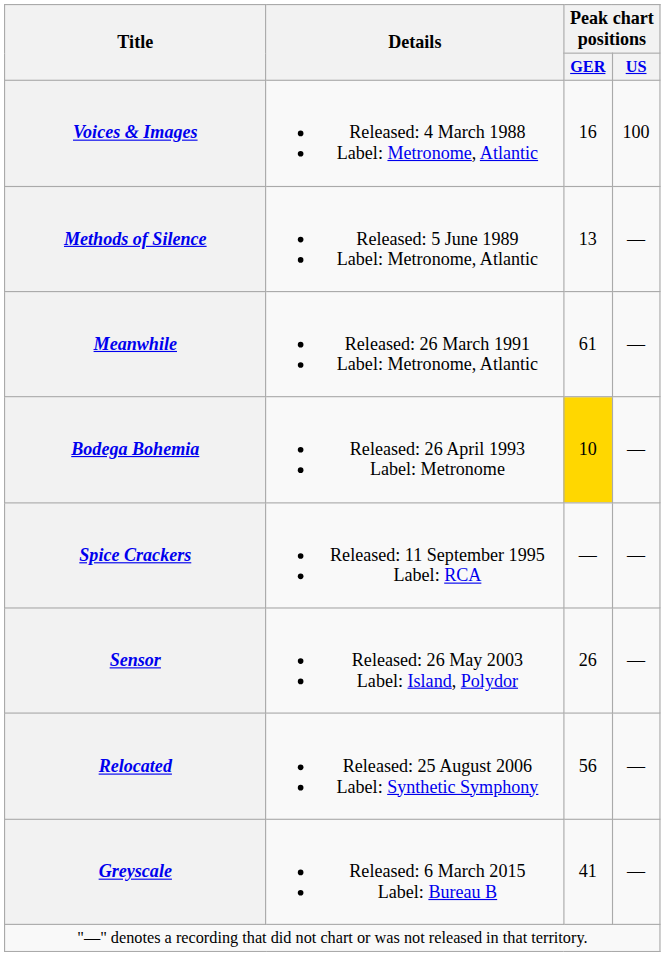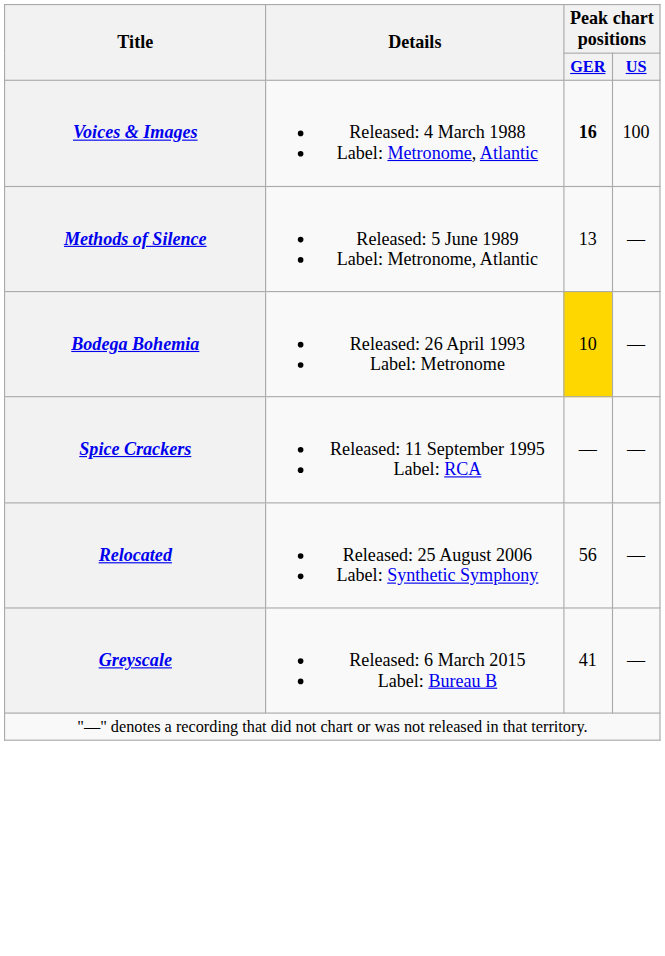(588, 133) normal -> (588, 133) bold
- row: (135, 344)
- row: (135, 660)
